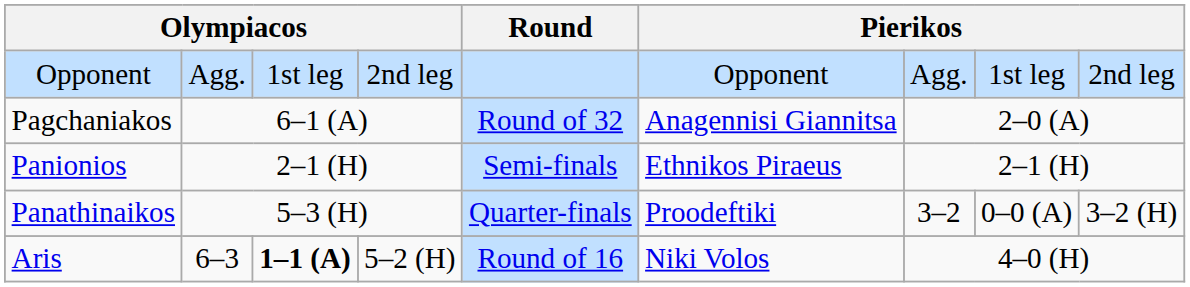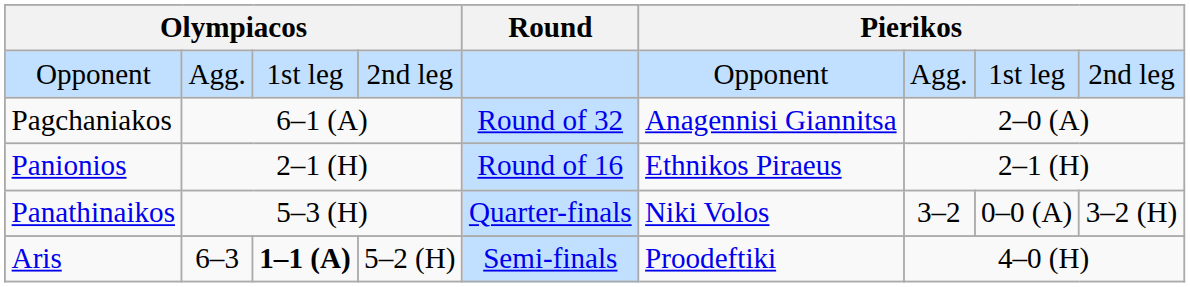(550, 166) Semi-finals -> (550, 166) Round of 16
(711, 212) Proodeftiki -> (707, 212) Niki Volos
(550, 258) Round of 16 -> (550, 258) Semi-finals
(707, 258) Niki Volos -> (711, 258) Proodeftiki
